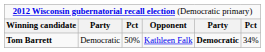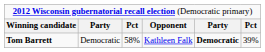(132, 40) 50% -> (132, 40) 58%
(251, 40) 34% -> (251, 40) 39%
